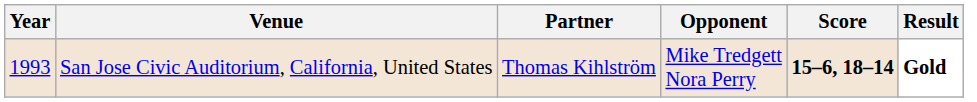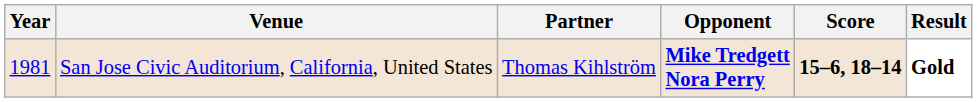(30, 67) 1993 -> (30, 67) 1981
(724, 67) normal -> (728, 67) bold
